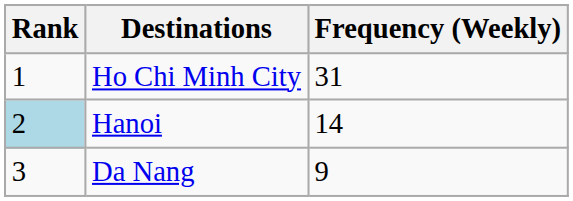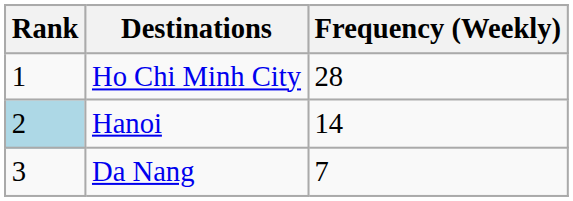(329, 76) 31 -> (329, 76) 28
(322, 171) 9 -> (322, 171) 7
